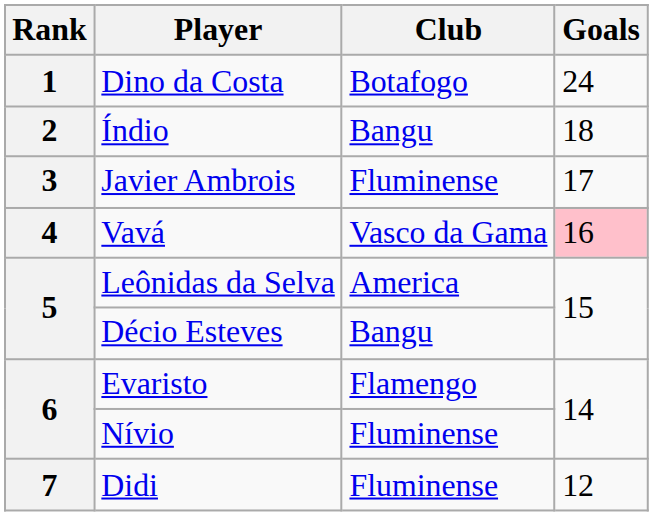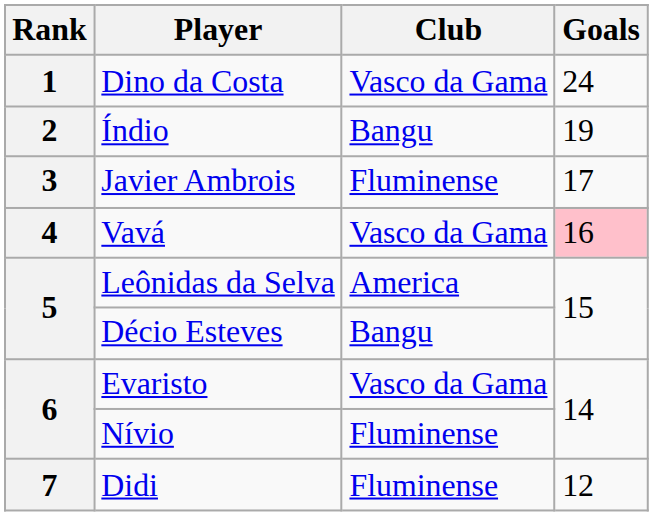(409, 80) Botafogo -> (448, 80) Vasco da Gama
(578, 130) 18 -> (578, 130) 19
(413, 383) Flamengo -> (448, 383) Vasco da Gama
